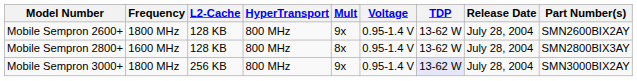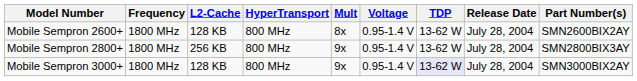(340, 31) 9x -> (340, 31) 8x
(154, 48) 1600 MHz -> (154, 48) 1800 MHz
(208, 48) 128 KB -> (208, 48) 256 KB
(340, 48) 8x -> (340, 48) 9x
(208, 66) 256 KB -> (208, 66) 128 KB
